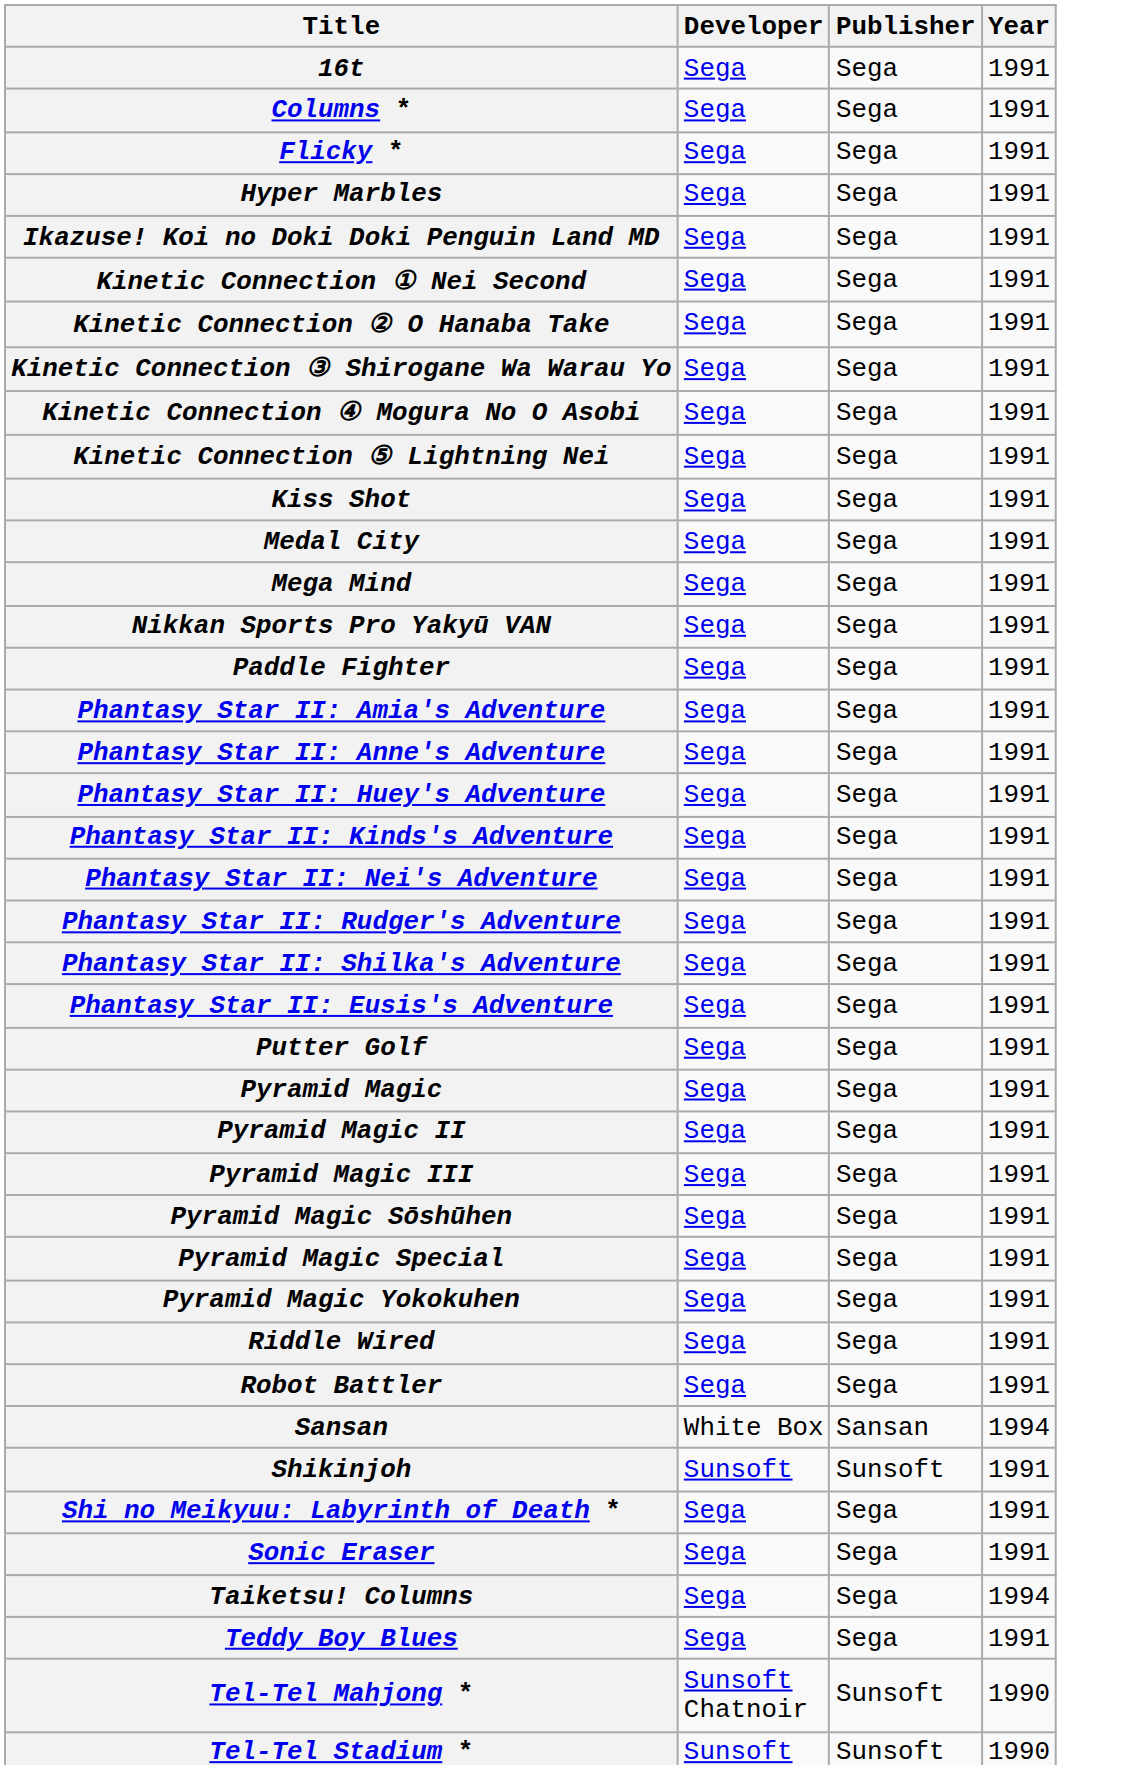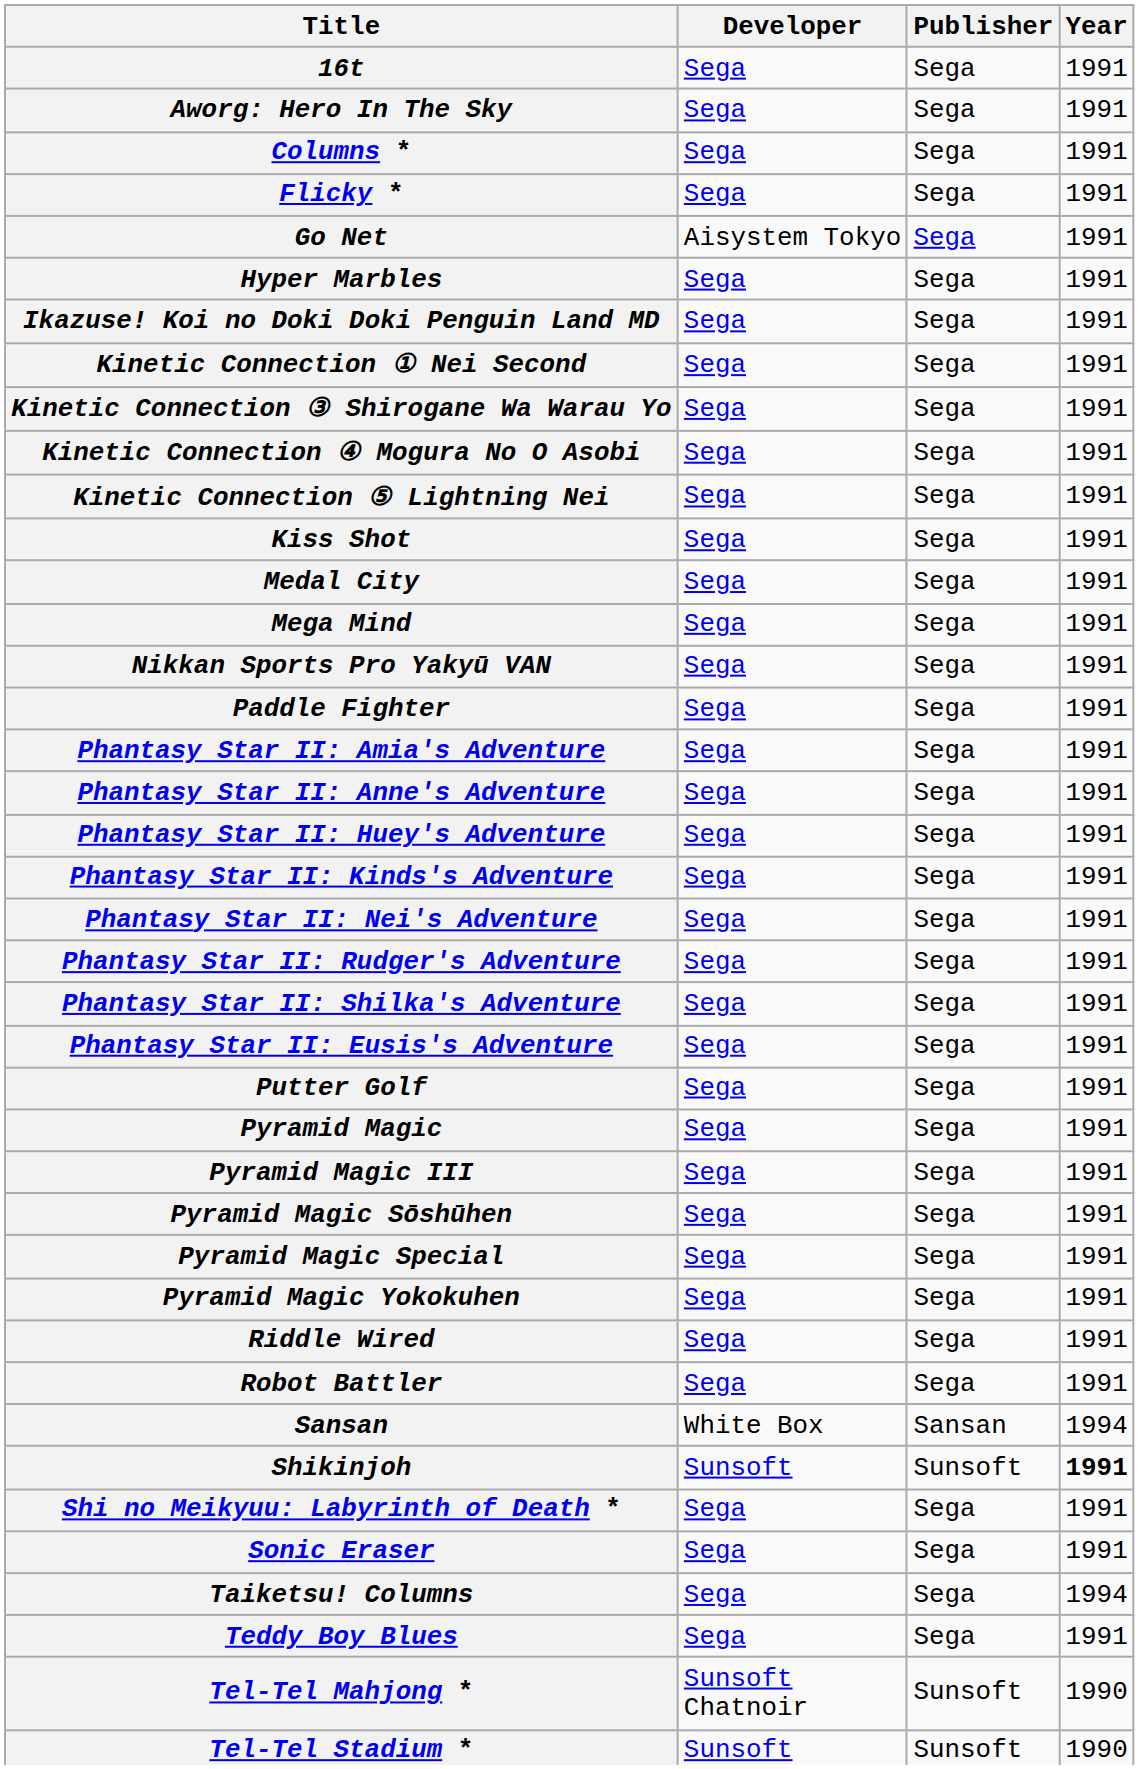+ row: (341, 110)
+ row: (341, 237)
- row: (341, 325)
- row: (341, 1132)
(1019, 1470) normal -> (1097, 1468) bold
